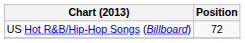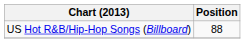(217, 29) 72 -> (217, 29) 88
